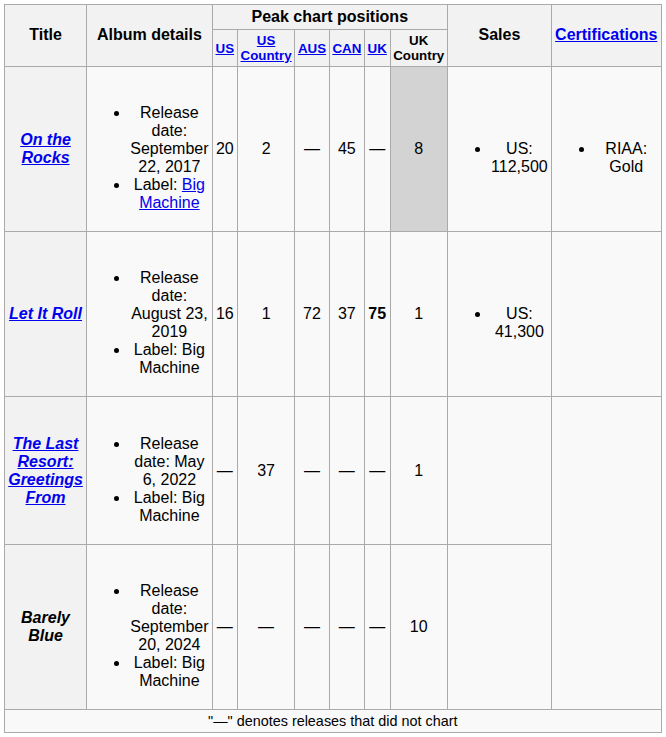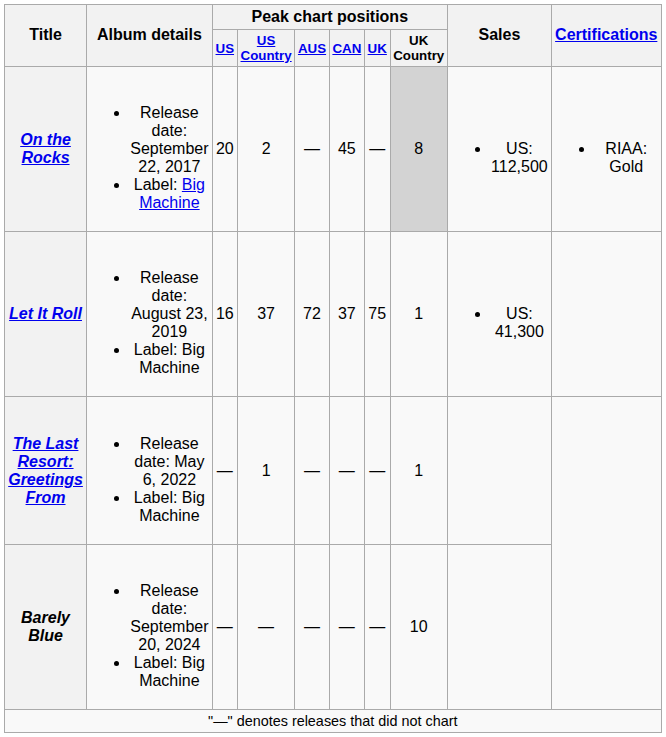(266, 314) 1 -> (266, 314) 37
(377, 314) bold -> (377, 314) normal
(266, 470) 37 -> (266, 470) 1
